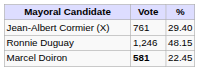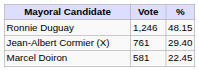rows swapped: (40, 43) <-> (58, 27)
(141, 58) bold -> (141, 58) normal
